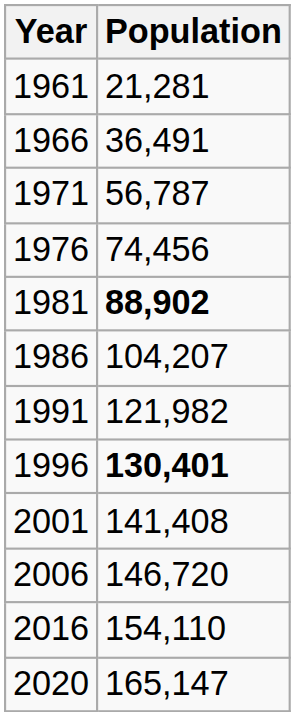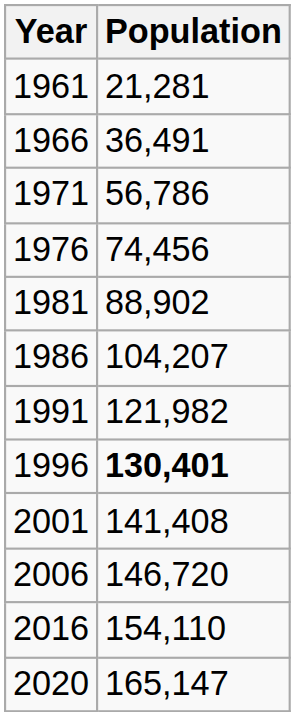(157, 194) 56,787 -> (157, 194) 56,786
(157, 303) bold -> (157, 303) normal
